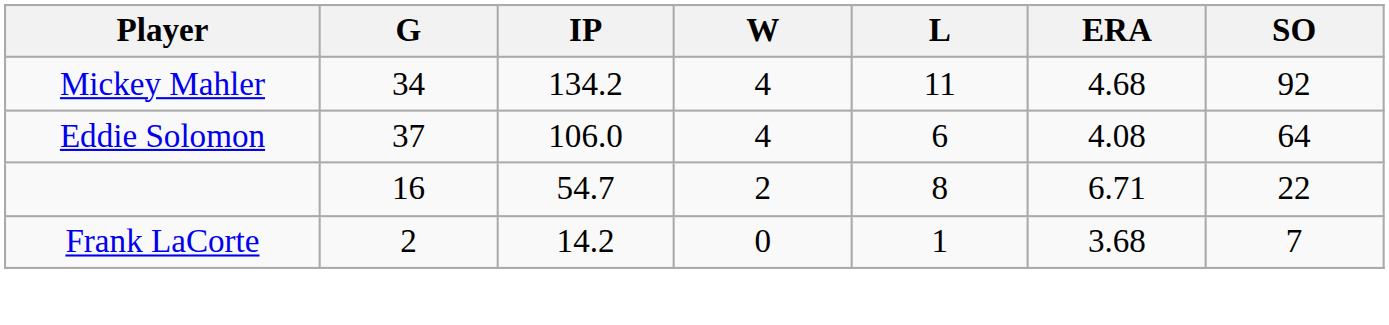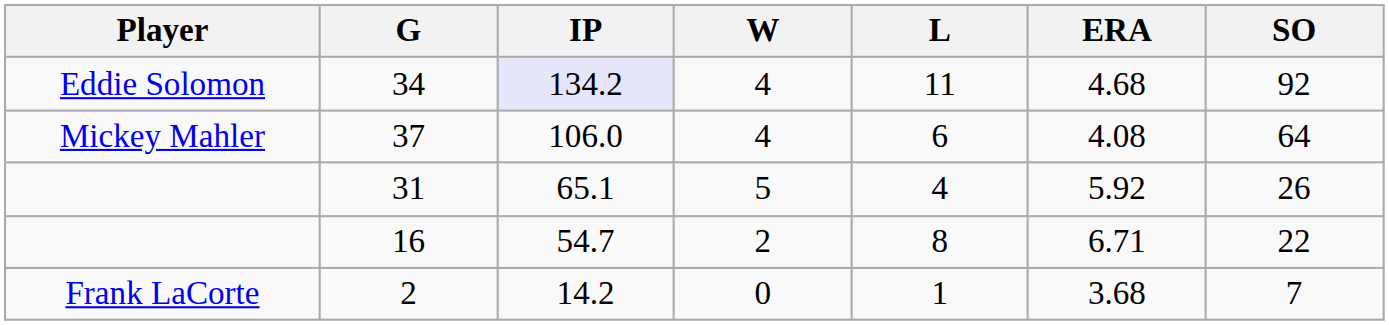(162, 83) Mickey Mahler -> (162, 83) Eddie Solomon
(586, 83) no background -> (586, 83) lavender background
(162, 135) Eddie Solomon -> (162, 135) Mickey Mahler
+ row: (408, 188)
